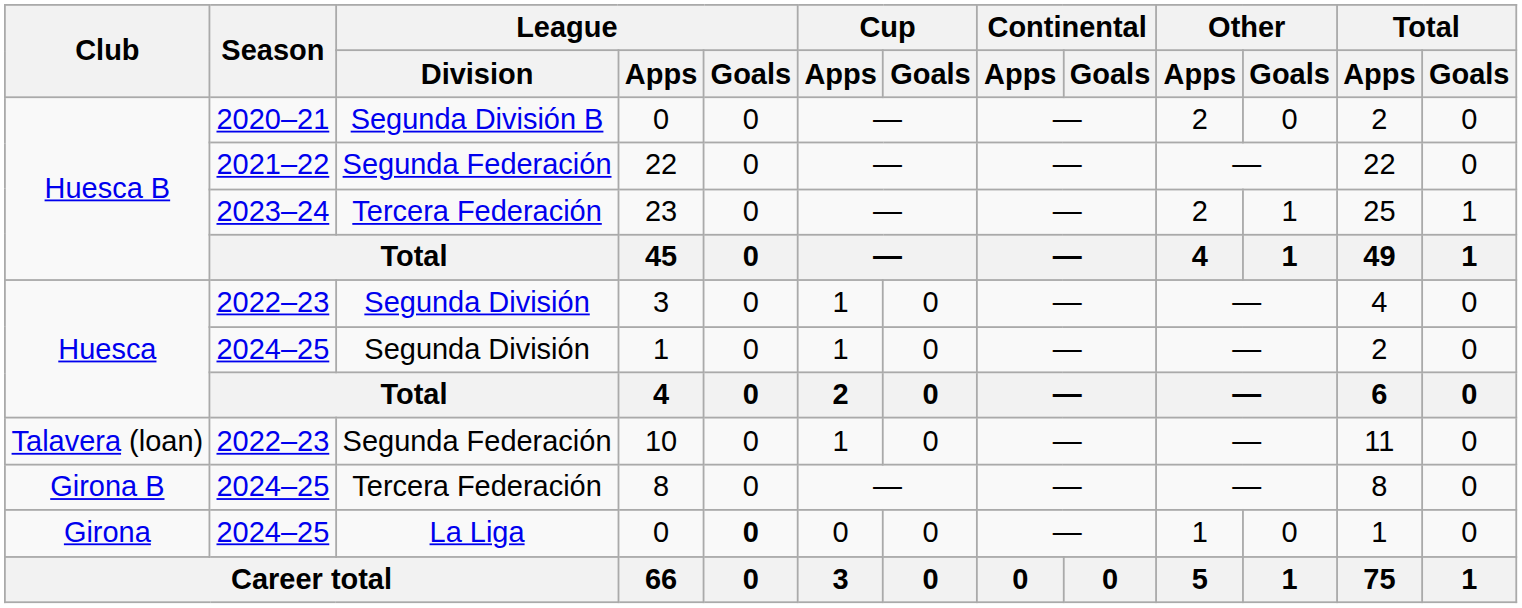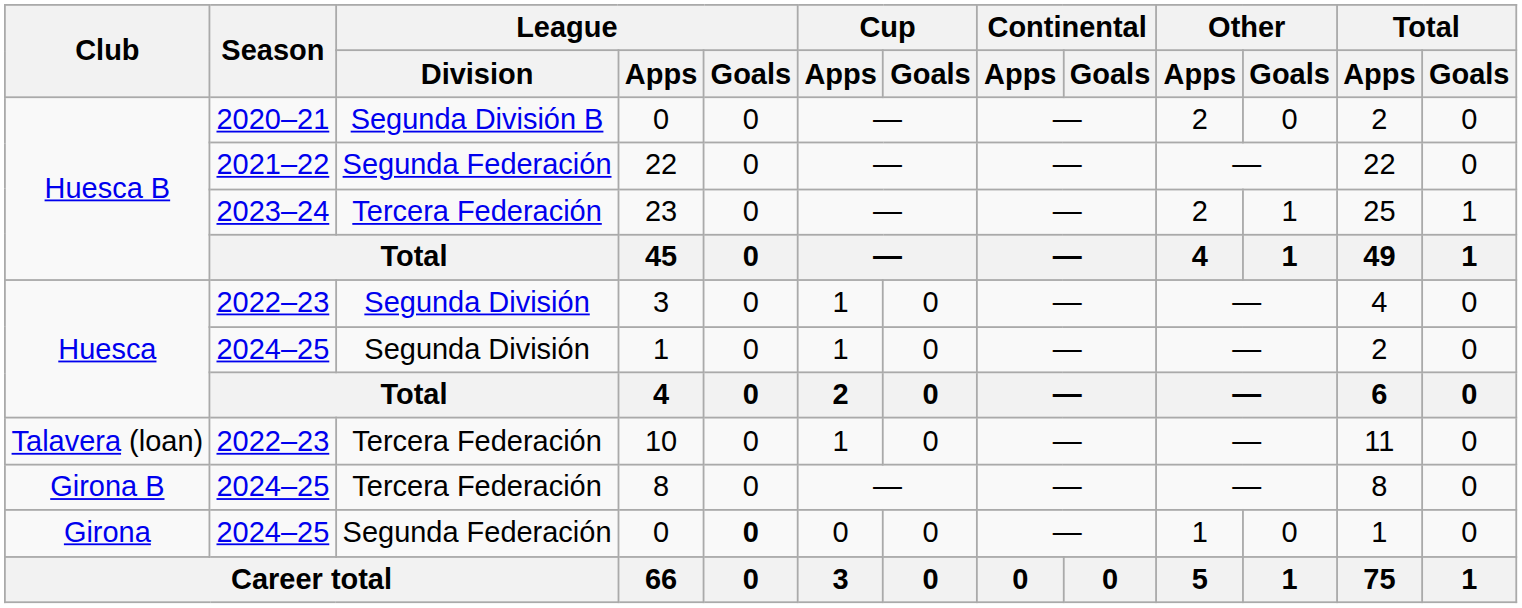(477, 440) Segunda Federación -> (477, 440) Tercera Federación
(477, 532) La Liga -> (477, 532) Segunda Federación
